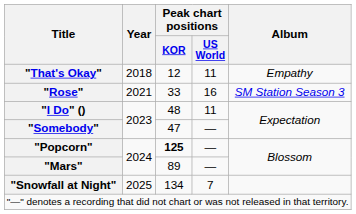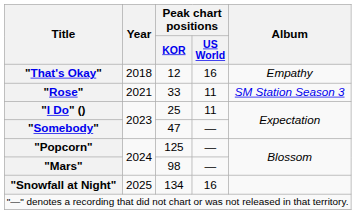(210, 73) 11 -> (210, 73) 16
(210, 92) 16 -> (210, 92) 11
(174, 110) 48 -> (174, 110) 25
(174, 147) bold -> (174, 147) normal
(174, 166) 89 -> (174, 166) 98
(210, 184) 7 -> (210, 184) 16
